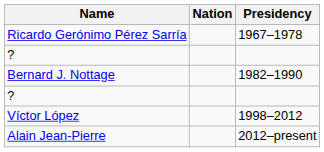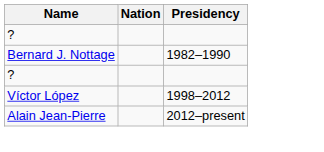- row: (97, 34)
